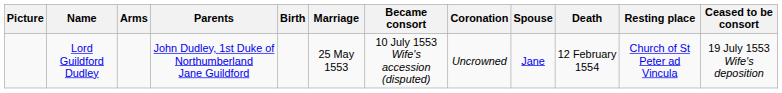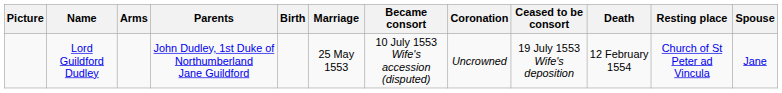columns swapped: (739, 19) <-> (533, 19)
